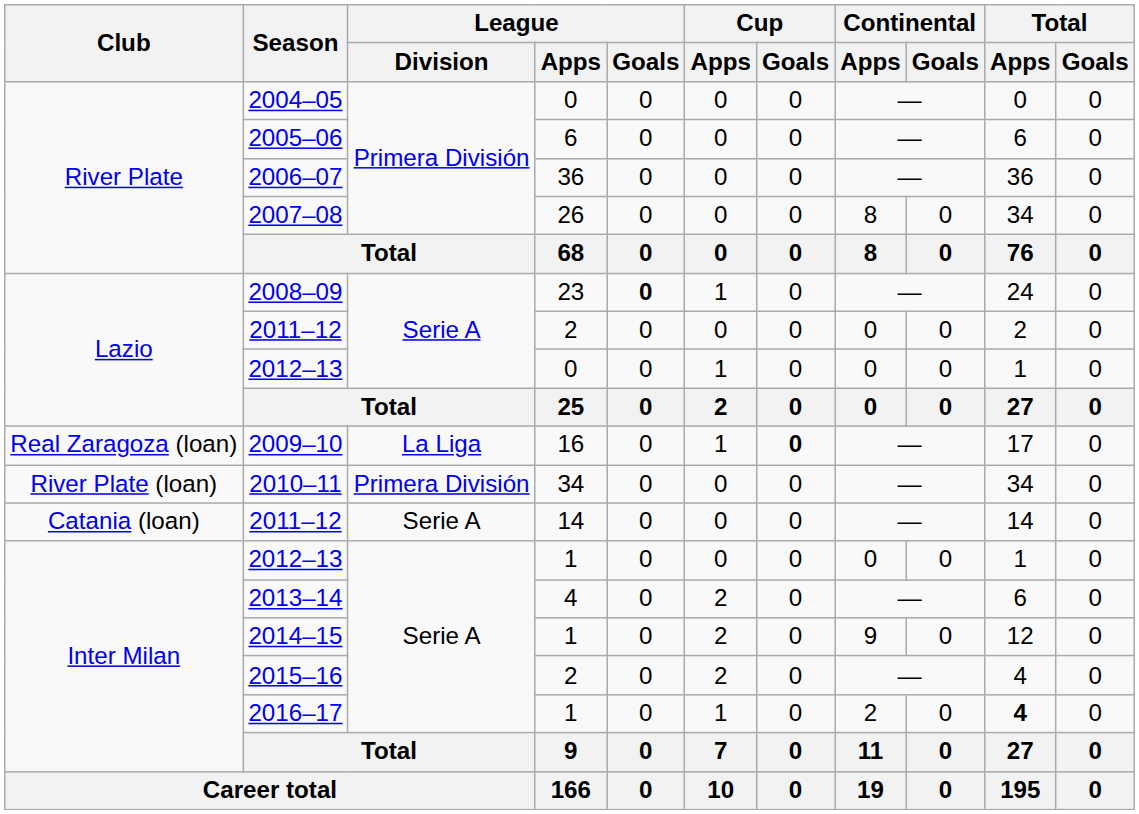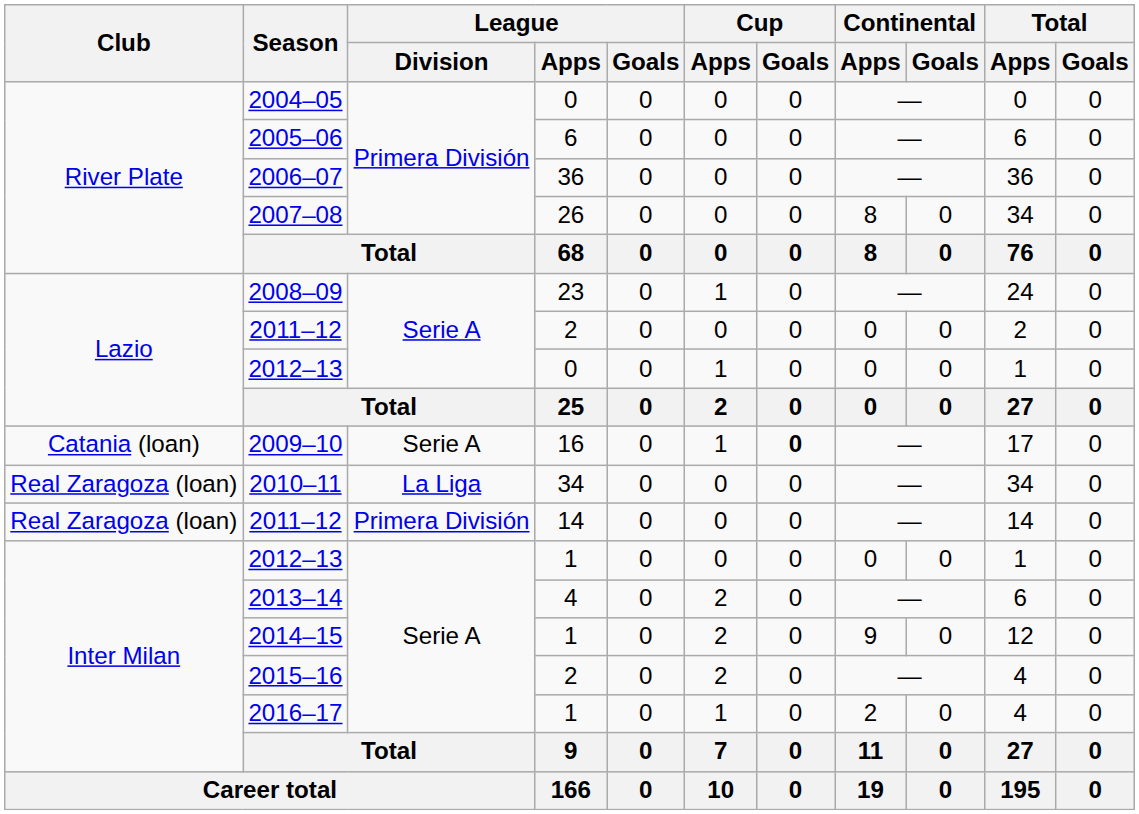(646, 291) bold -> (646, 291) normal
(124, 445) Real Zaragoza (loan) -> (124, 445) Catania (loan)
(442, 445) La Liga -> (442, 445) Serie A
(124, 483) River Plate (loan) -> (124, 483) Real Zaragoza (loan)
(442, 483) Primera División -> (442, 483) La Liga
(124, 521) Catania (loan) -> (124, 521) Real Zaragoza (loan)
(442, 521) Serie A -> (442, 521) Primera División
(1020, 713) bold -> (1020, 713) normal
